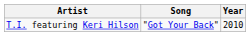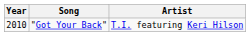columns swapped: (233, 11) <-> (72, 11)
